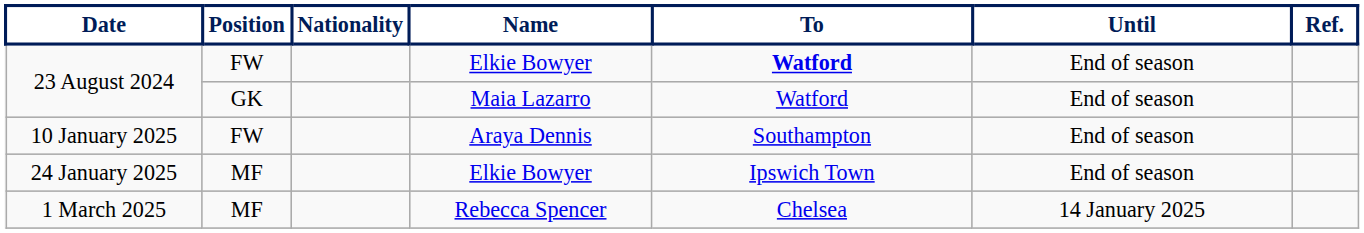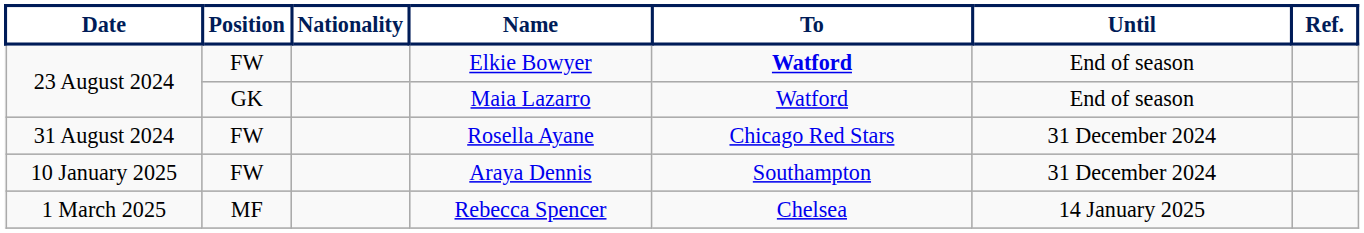+ row: (104, 135)
(1132, 135) End of season -> (1132, 172) 31 December 2024
- row: (104, 172)
